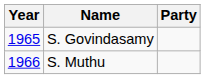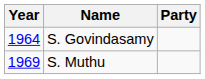(24, 39) 1965 -> (24, 39) 1964
(24, 62) 1966 -> (24, 62) 1969
